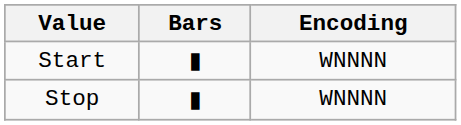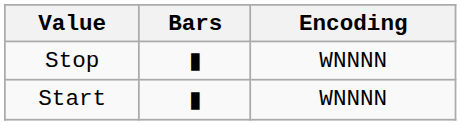rows swapped: (72, 61) <-> (72, 100)
